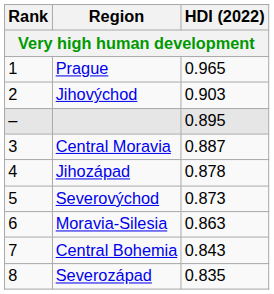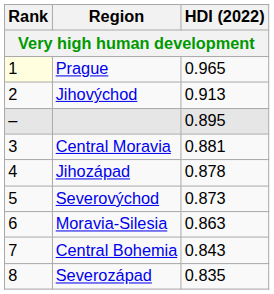(13, 69) no background -> (13, 69) lightyellow background
(205, 95) 0.903 -> (205, 95) 0.913
(205, 146) 0.887 -> (205, 146) 0.881
